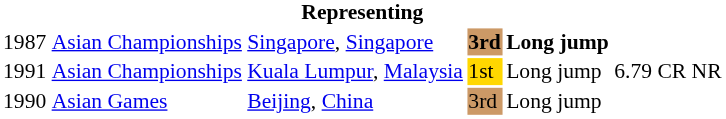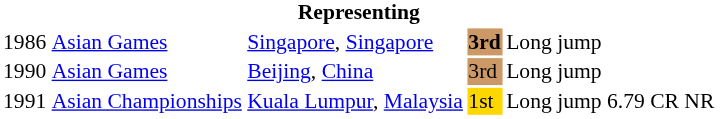(25, 41) 1987 -> (25, 41) 1986
(147, 41) Asian Championships -> (110, 41) Asian Games
(557, 41) bold -> (554, 41) normal
rows swapped: (310, 101) <-> (355, 71)
